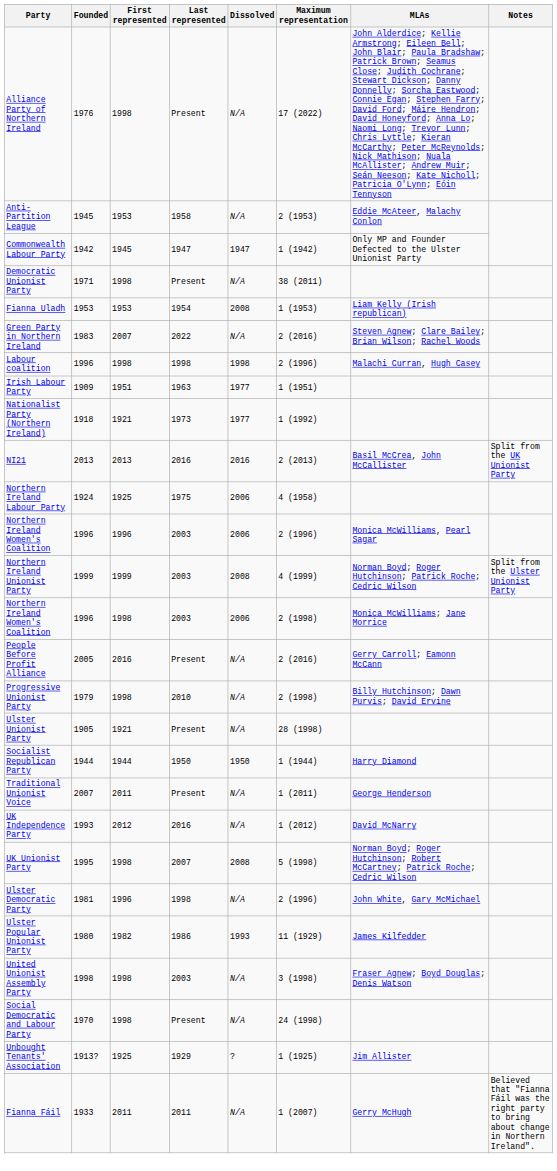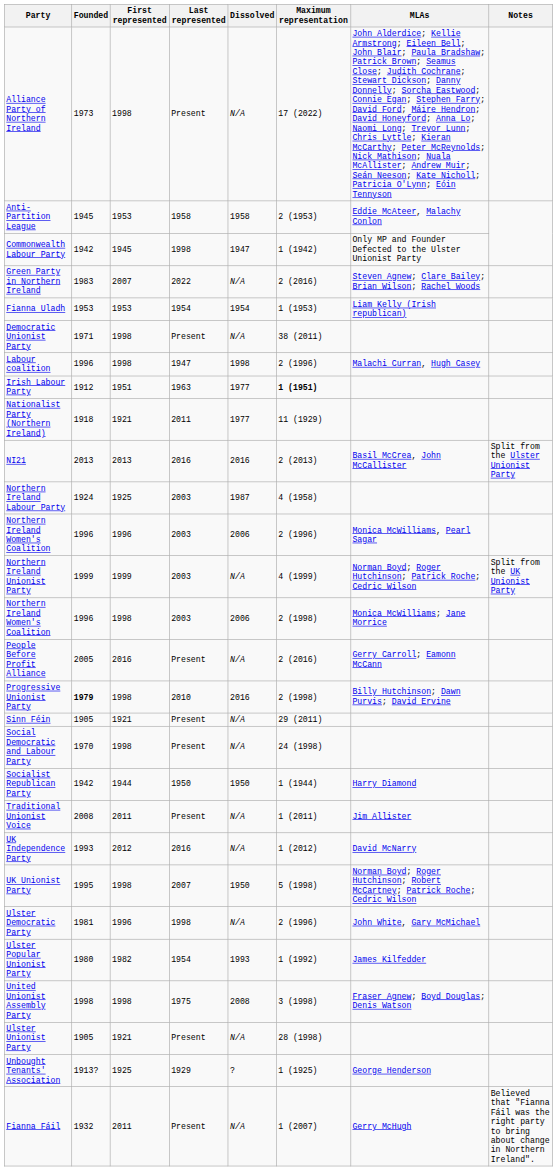(84, 114) 1976 -> (84, 114) 1973
(237, 217) N/A -> (240, 217) 1958
(181, 249) 1947 -> (181, 249) 1998
rows swapped: (31, 282) <-> (33, 337)
(240, 309) 2008 -> (240, 309) 1954
(181, 364) 1998 -> (181, 364) 1947
(84, 387) 1909 -> (84, 387) 1912
(298, 387) normal -> (298, 387) bold
(181, 419) 1973 -> (181, 419) 2011
(298, 419) 1 (1992) -> (300, 419) 11 (1929)
(515, 461) Split from the UK Unionist Party -> (515, 461) Split from the Ulster Unionist Party
(181, 498) 1975 -> (181, 498) 2003
(240, 498) 2006 -> (240, 498) 1987
(240, 577) 2008 -> (237, 577) N/A
(515, 577) Split from the Ulster Unionist Party -> (515, 577) Split from the UK Unionist Party
(84, 697) normal -> (84, 697) bold
(237, 697) N/A -> (240, 697) 2016
+ row: (28, 720)
rows swapped: (31, 1020) <-> (26, 729)
(84, 762) 1944 -> (84, 784) 1942
(84, 794) 2007 -> (84, 817) 2008
(392, 794) George Henderson -> (382, 817) Jim Allister
(240, 863) 2008 -> (240, 886) 1950
(181, 937) 1986 -> (181, 960) 1954
(300, 937) 11 (1929) -> (298, 960) 1 (1992)
(181, 979) 2003 -> (181, 1001) 1975
(237, 979) N/A -> (240, 1001) 2008
(382, 1057) Jim Allister -> (392, 1071) George Henderson
(84, 1113) 1933 -> (84, 1127) 1932
(181, 1113) 2011 -> (188, 1127) Present
